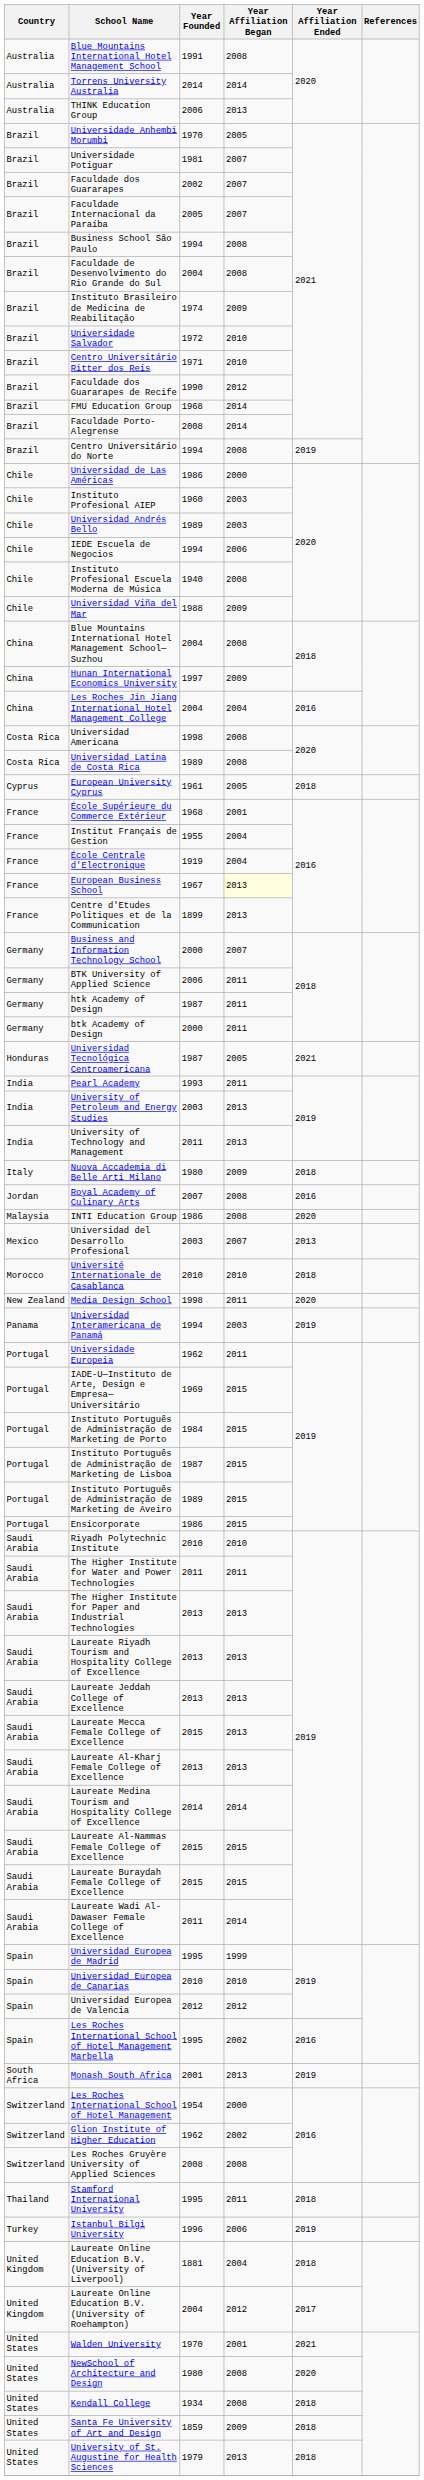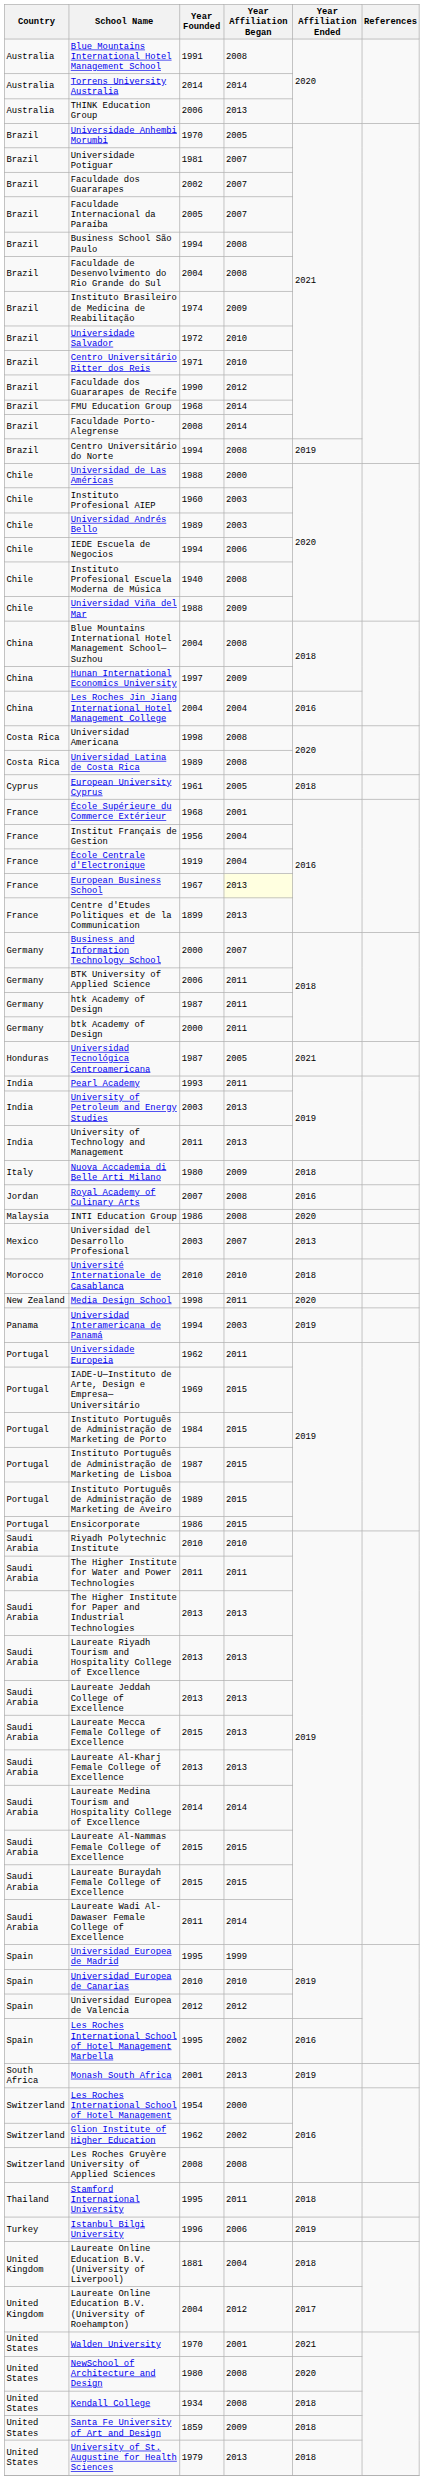(192, 476) 1986 -> (192, 476) 1988
(192, 836) 1955 -> (192, 836) 1956
